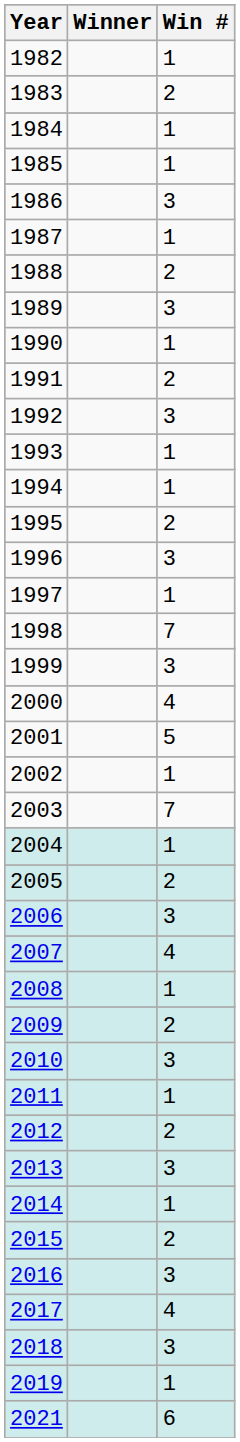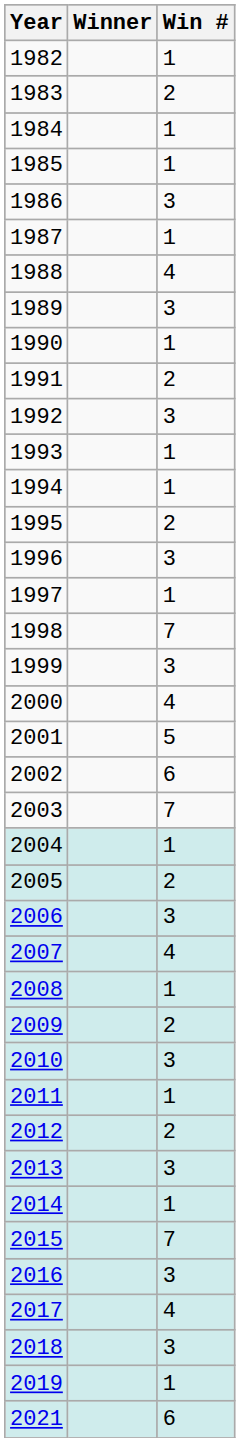(169, 273) 2 -> (169, 273) 4
(169, 775) 1 -> (169, 775) 6
(169, 1240) 2 -> (169, 1240) 7
